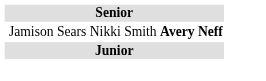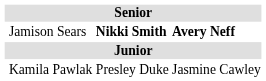(123, 31) normal -> (131, 31) bold
+ row: (51, 69)
